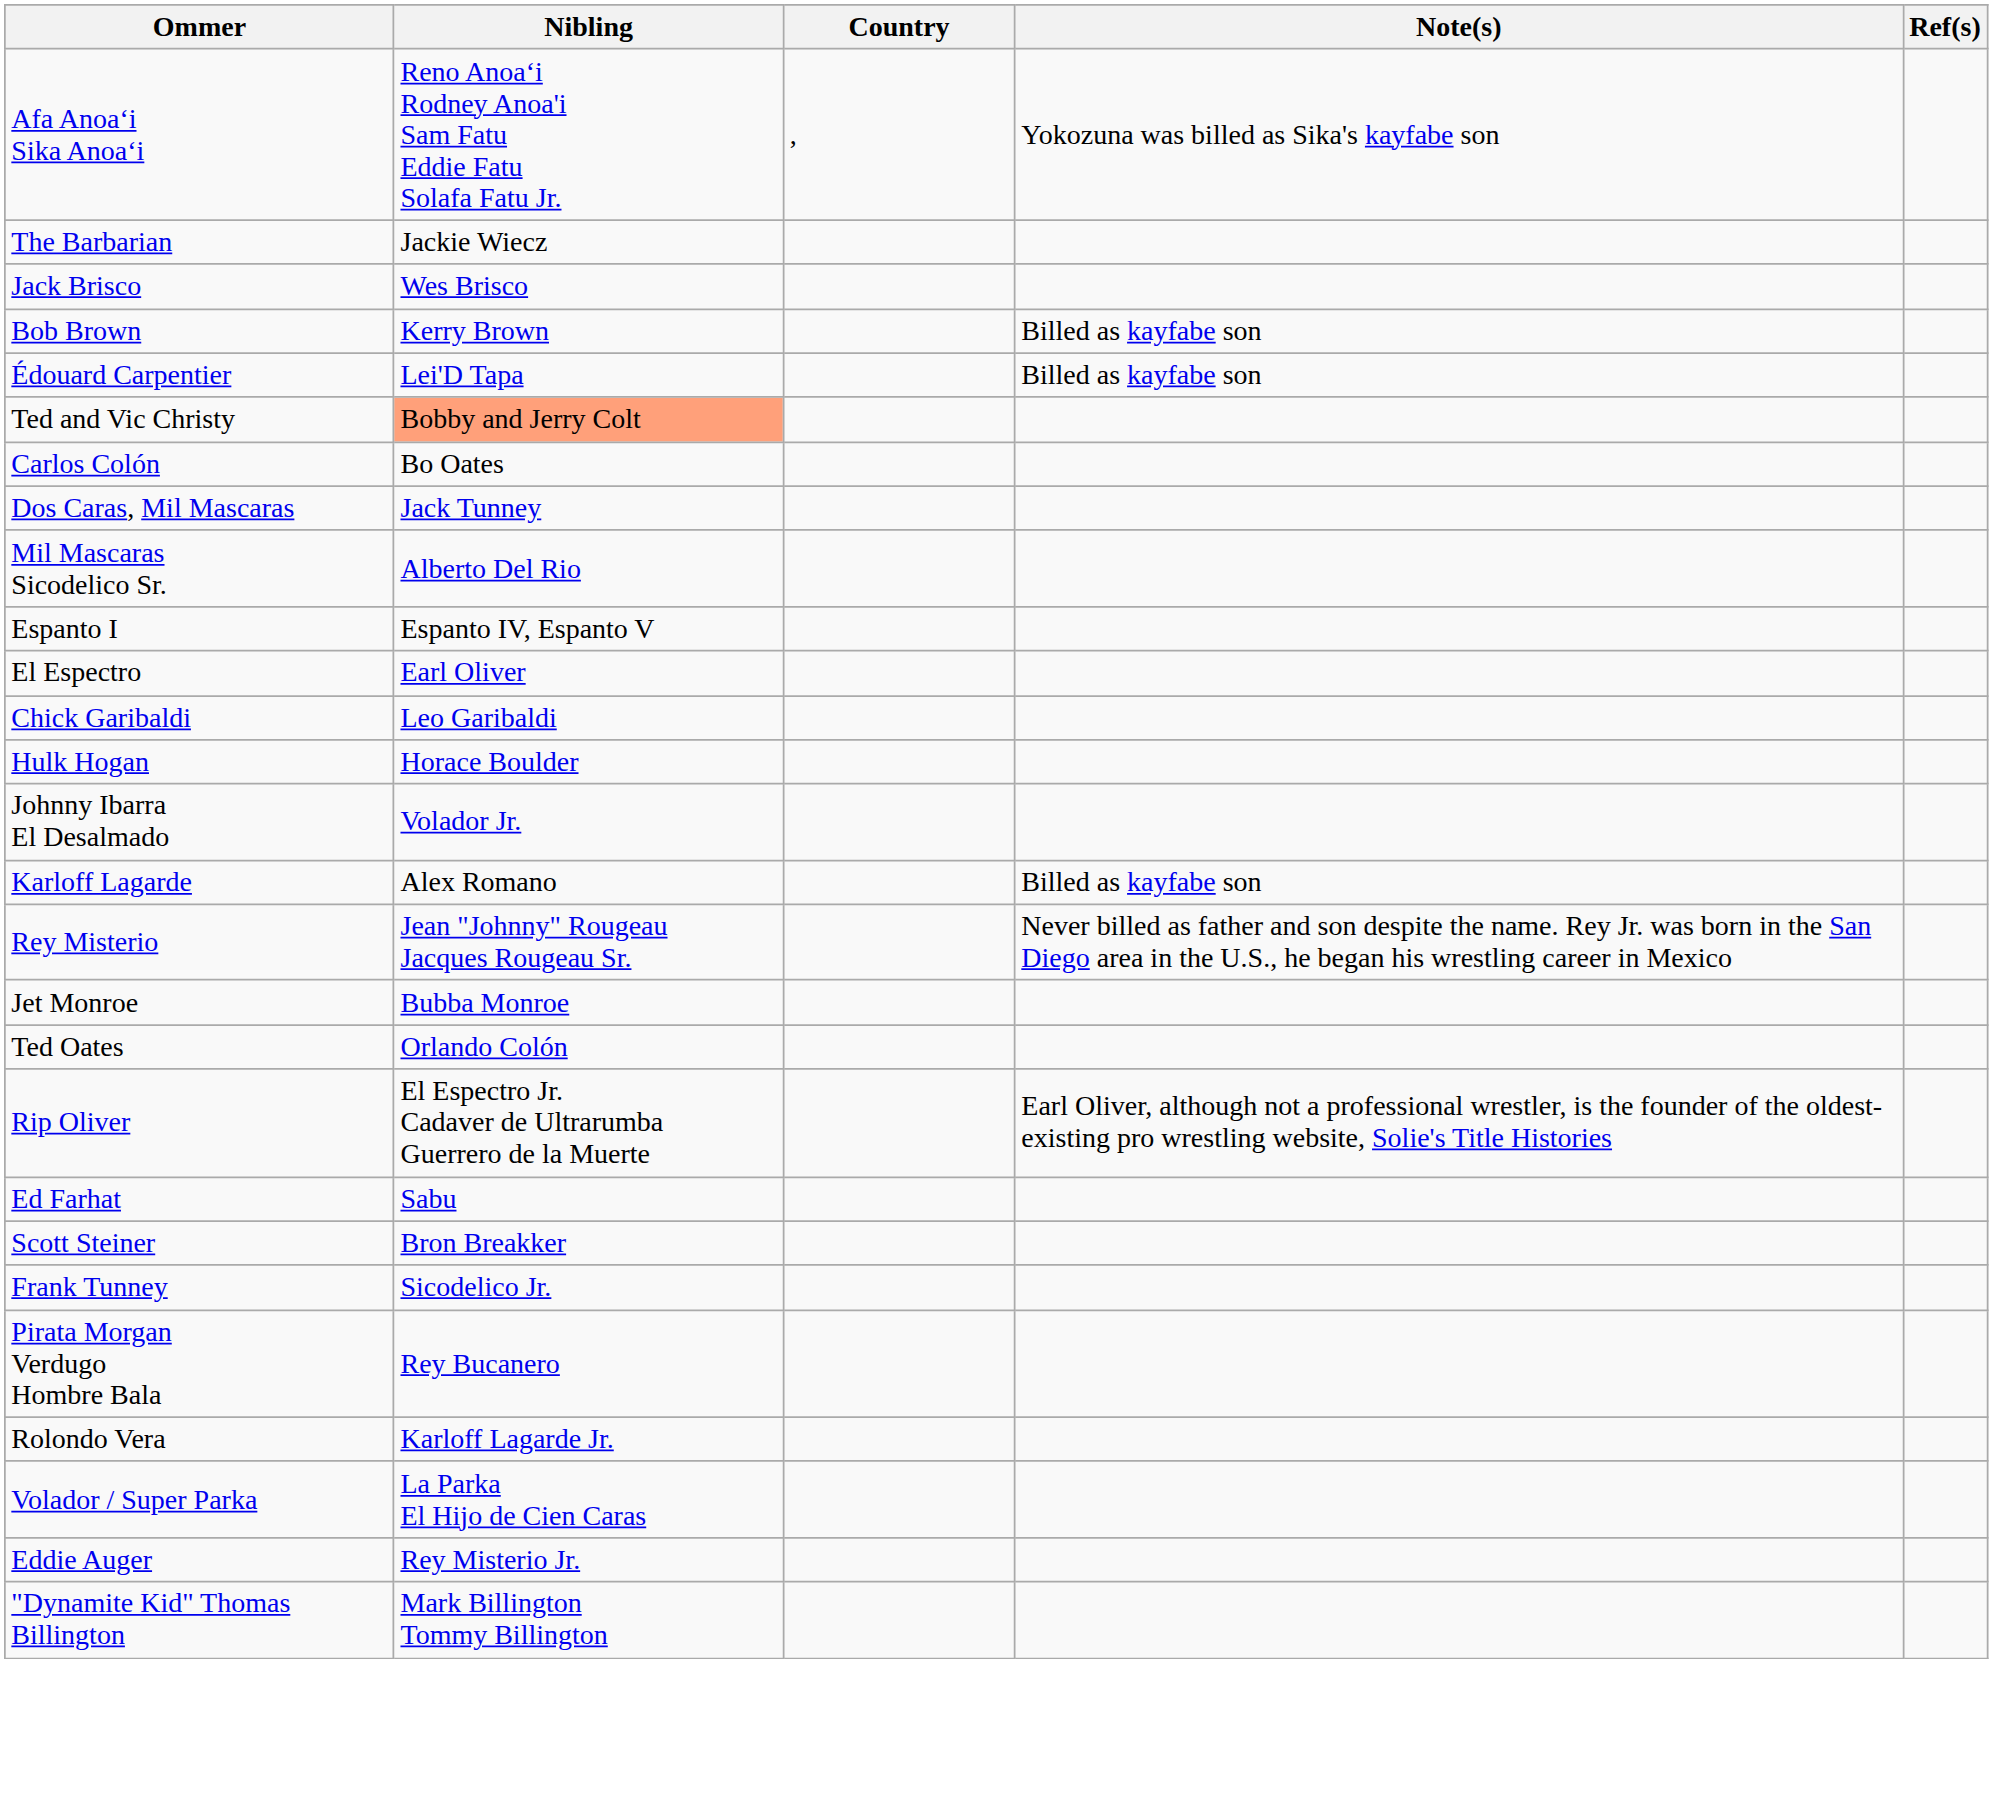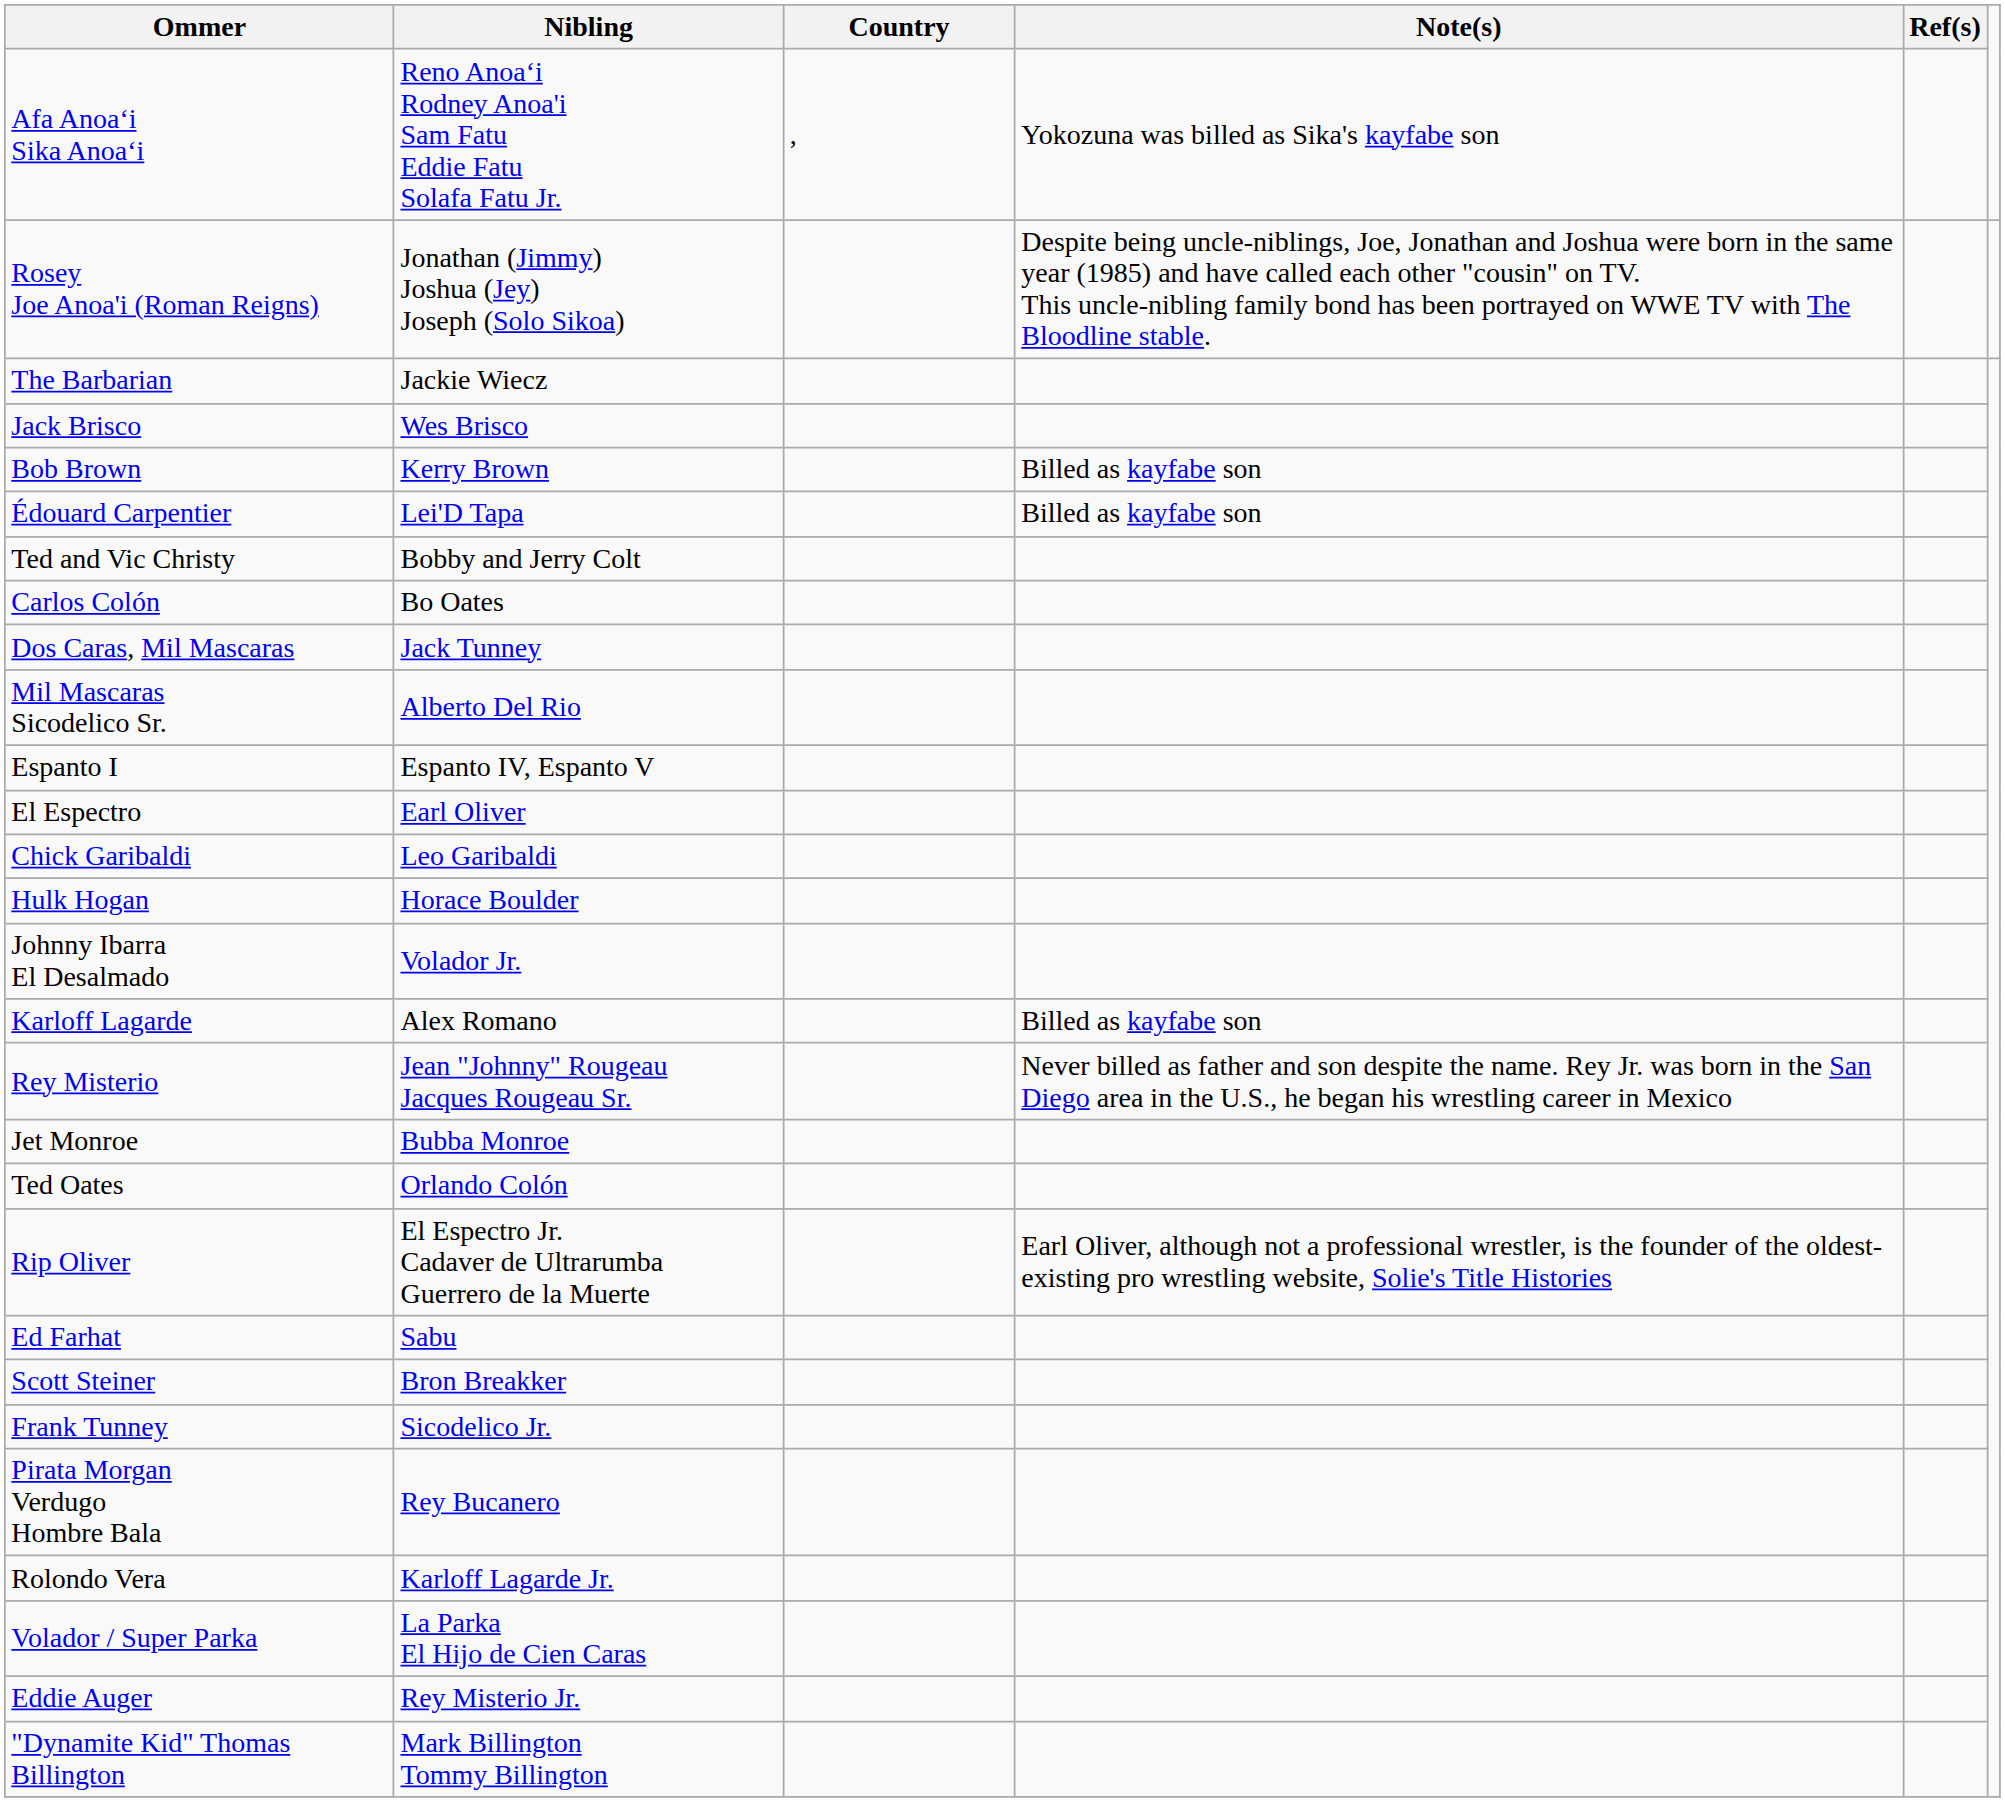+ row: (165, 288)
(521, 419) lightsalmon background -> (521, 558) no background
